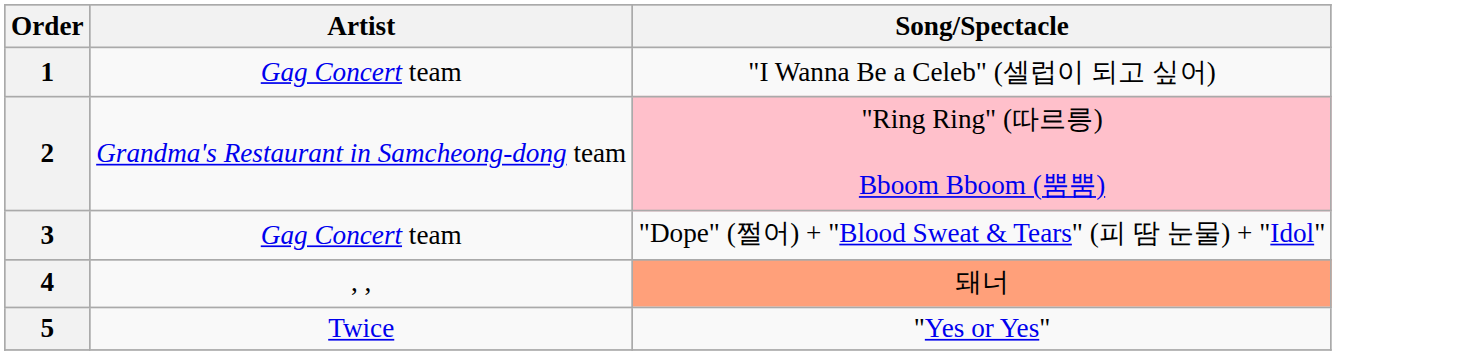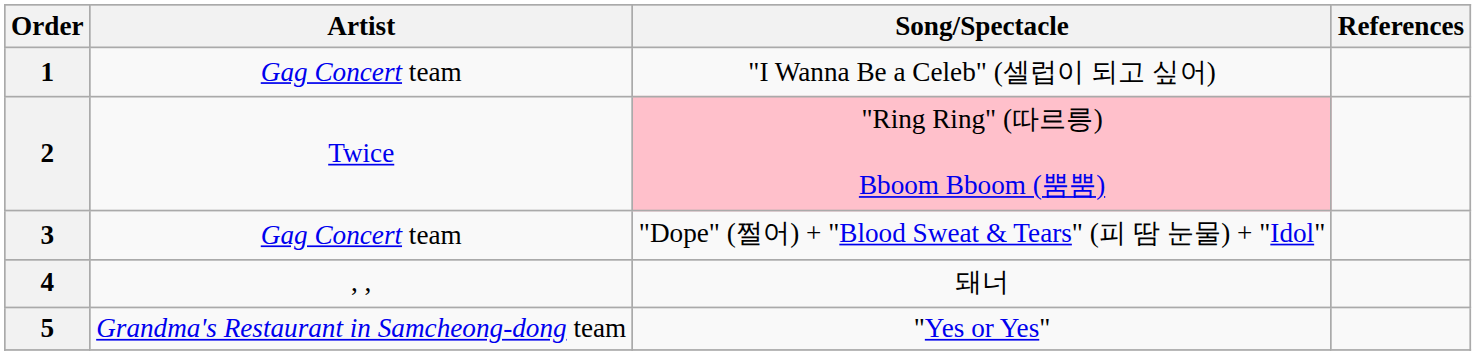+ column: (1401, 26)
(361, 153) Grandma's Restaurant in Samcheong-dong team -> (361, 153) Twice
(982, 281) lightsalmon background -> (982, 281) no background
(361, 328) Twice -> (361, 328) Grandma's Restaurant in Samcheong-dong team
